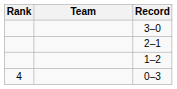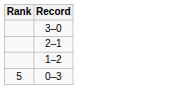- column: (83, 12)
(19, 76) 4 -> (19, 76) 5
